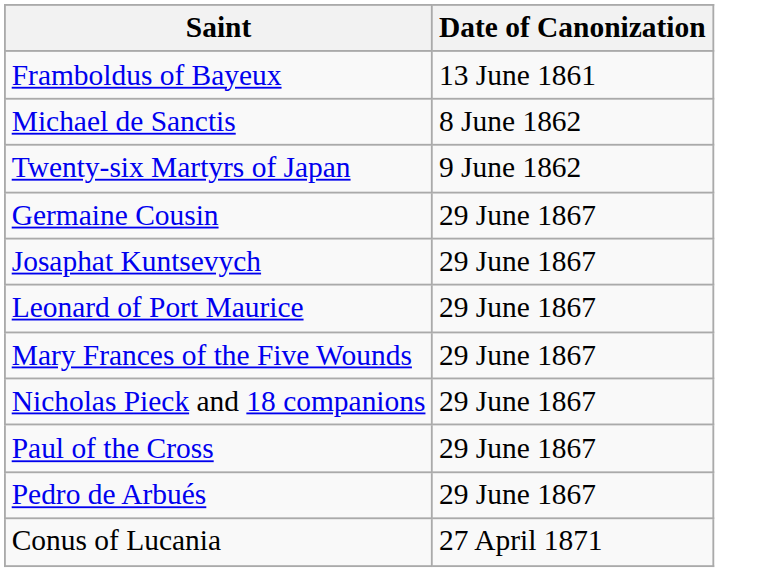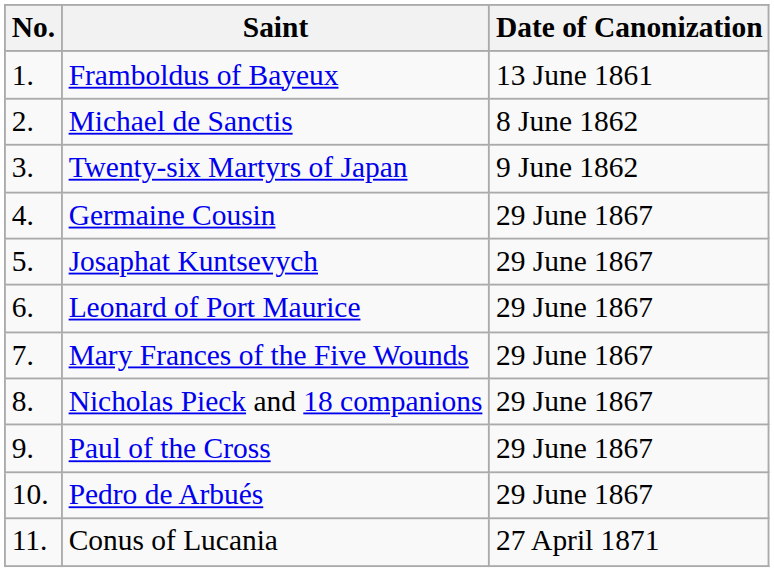+ column: (33, 27)
